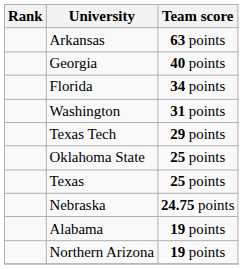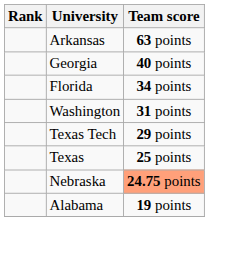- row: (97, 157)
(198, 205) no background -> (164, 181) lightsalmon background
- row: (102, 252)
